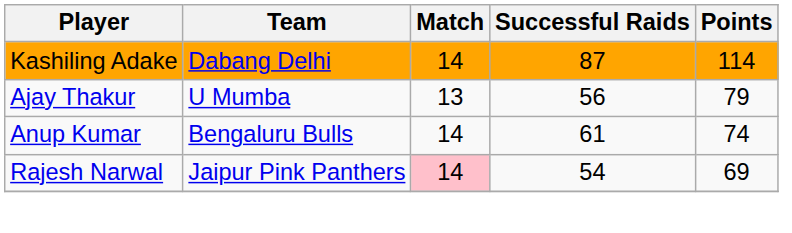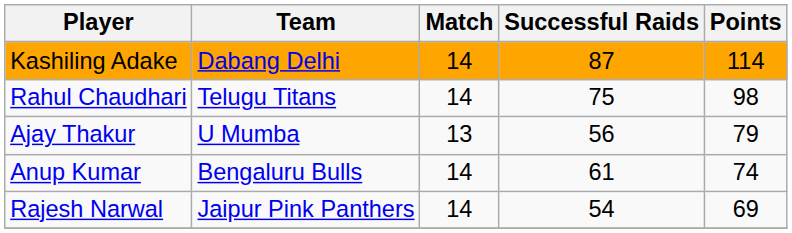+ row: (98, 97)
(450, 172) pink background -> (459, 209) no background
